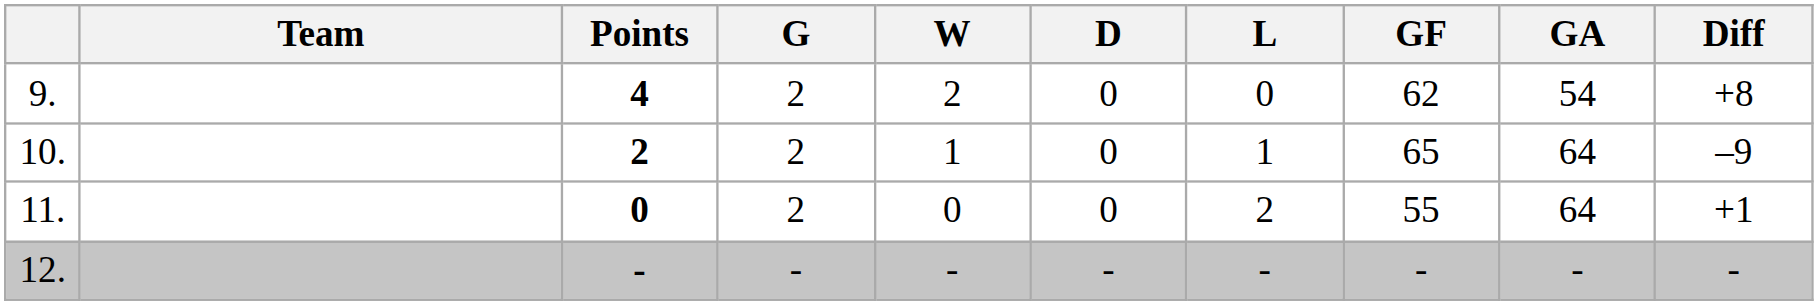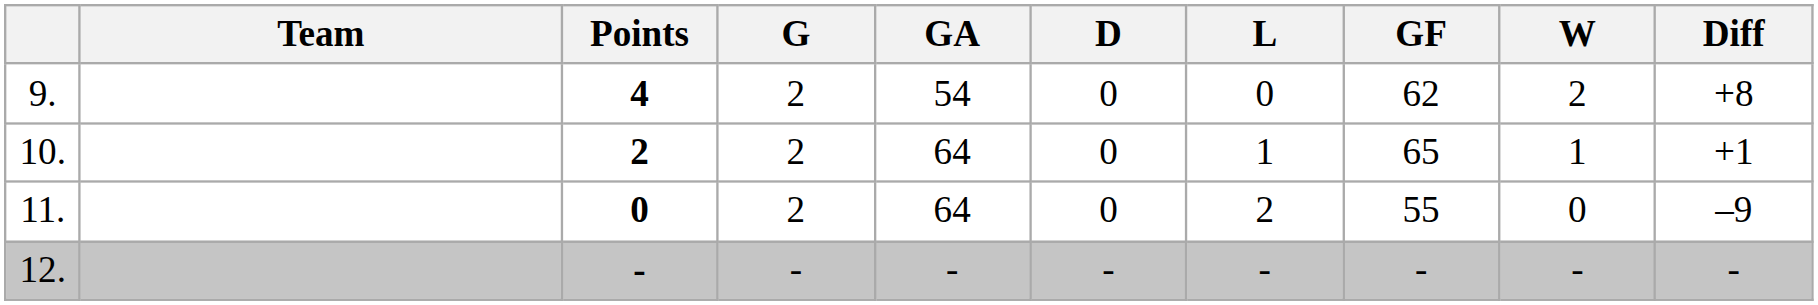columns swapped: (952, 33) <-> (1577, 33)
(1734, 151) –9 -> (1734, 151) +1
(1734, 210) +1 -> (1734, 210) –9
